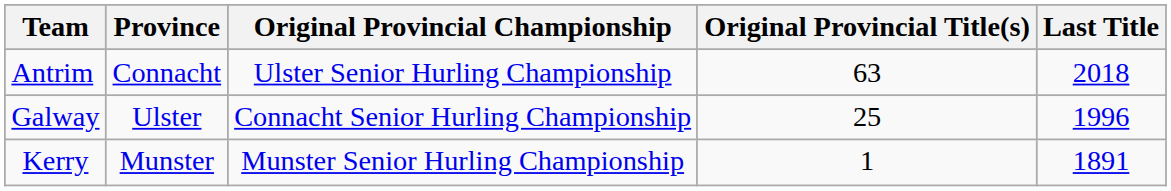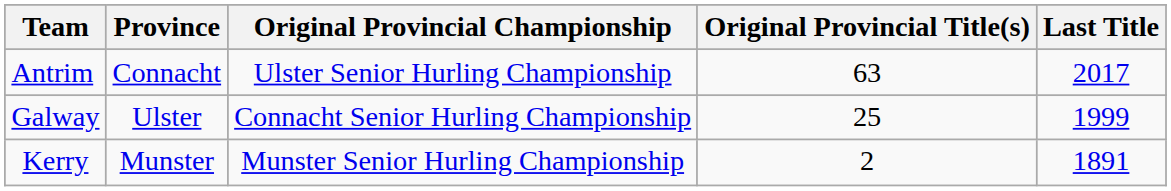(1101, 71) 2018 -> (1101, 71) 2017
(1101, 116) 1996 -> (1101, 116) 1999
(867, 161) 1 -> (867, 161) 2
